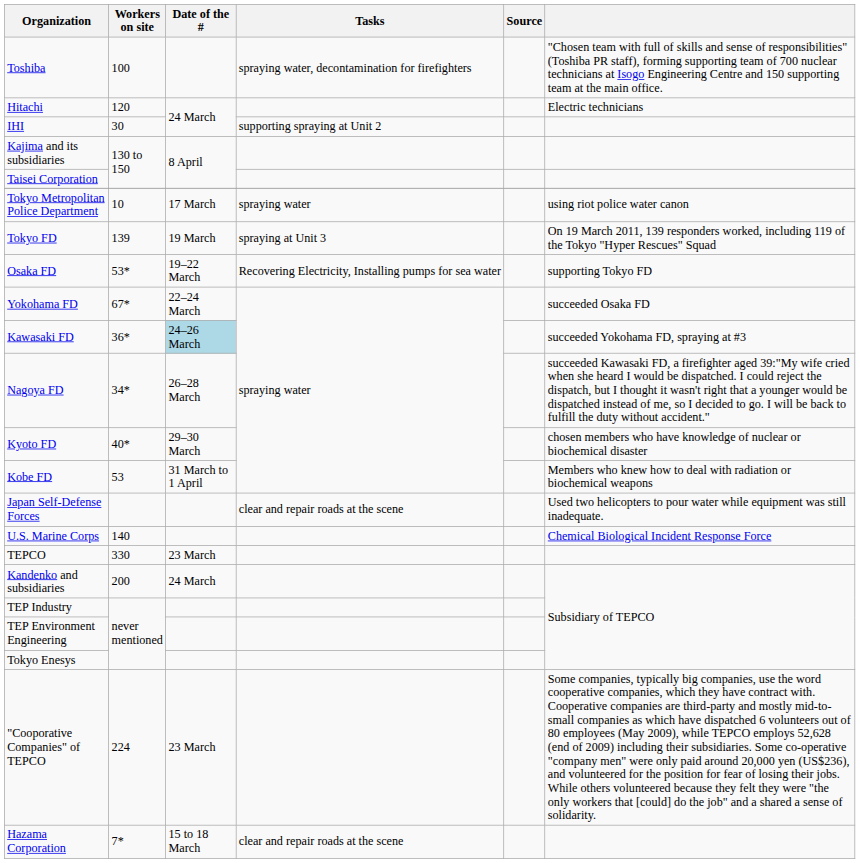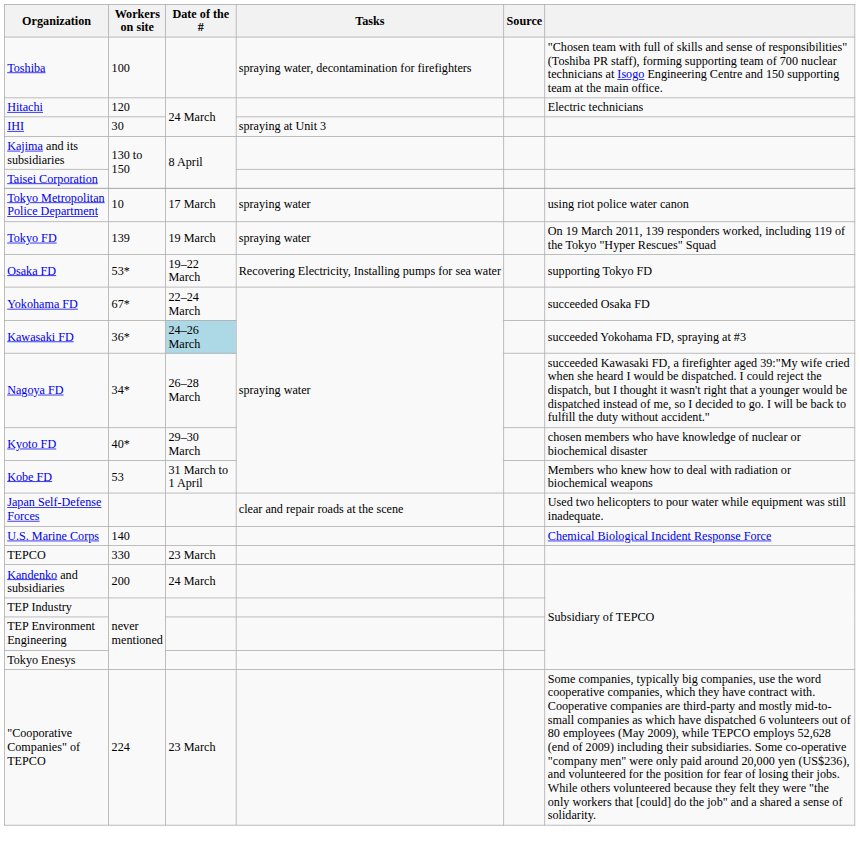(310, 126) supporting spraying at Unit 2 -> (282, 126) spraying at Unit 3
(282, 238) spraying at Unit 3 -> (275, 238) spraying water
- row: (37, 841)
